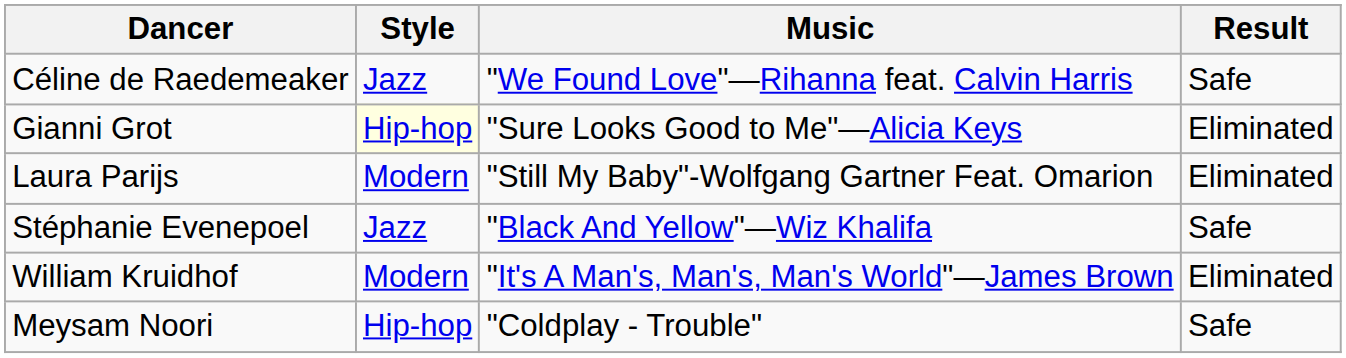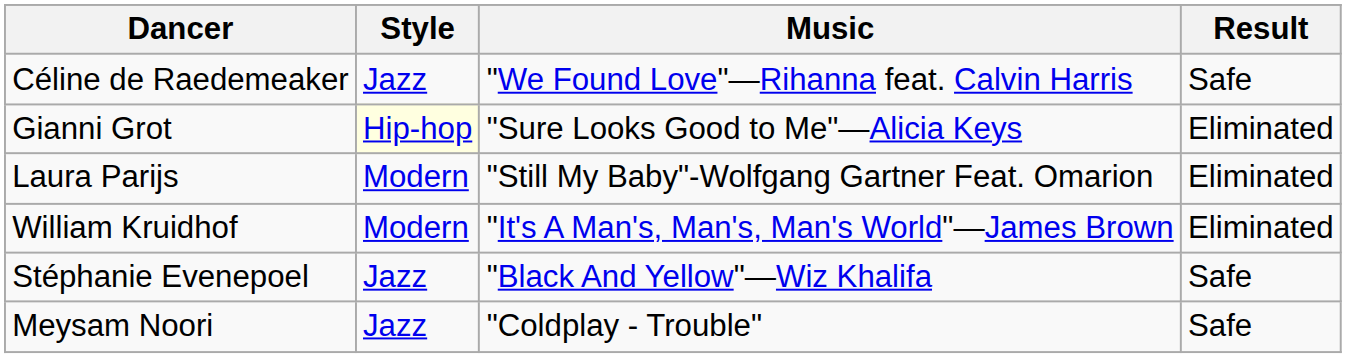rows swapped: (125, 276) <-> (160, 227)
(418, 326) Hip-hop -> (395, 326) Jazz
